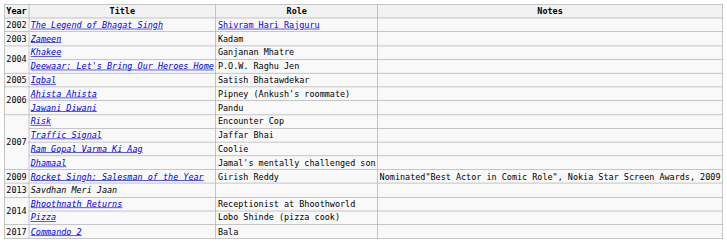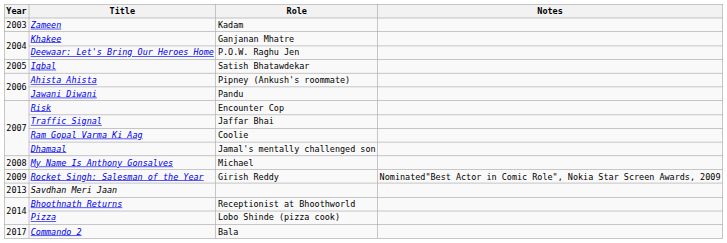- row: (97, 25)
+ row: (102, 163)
